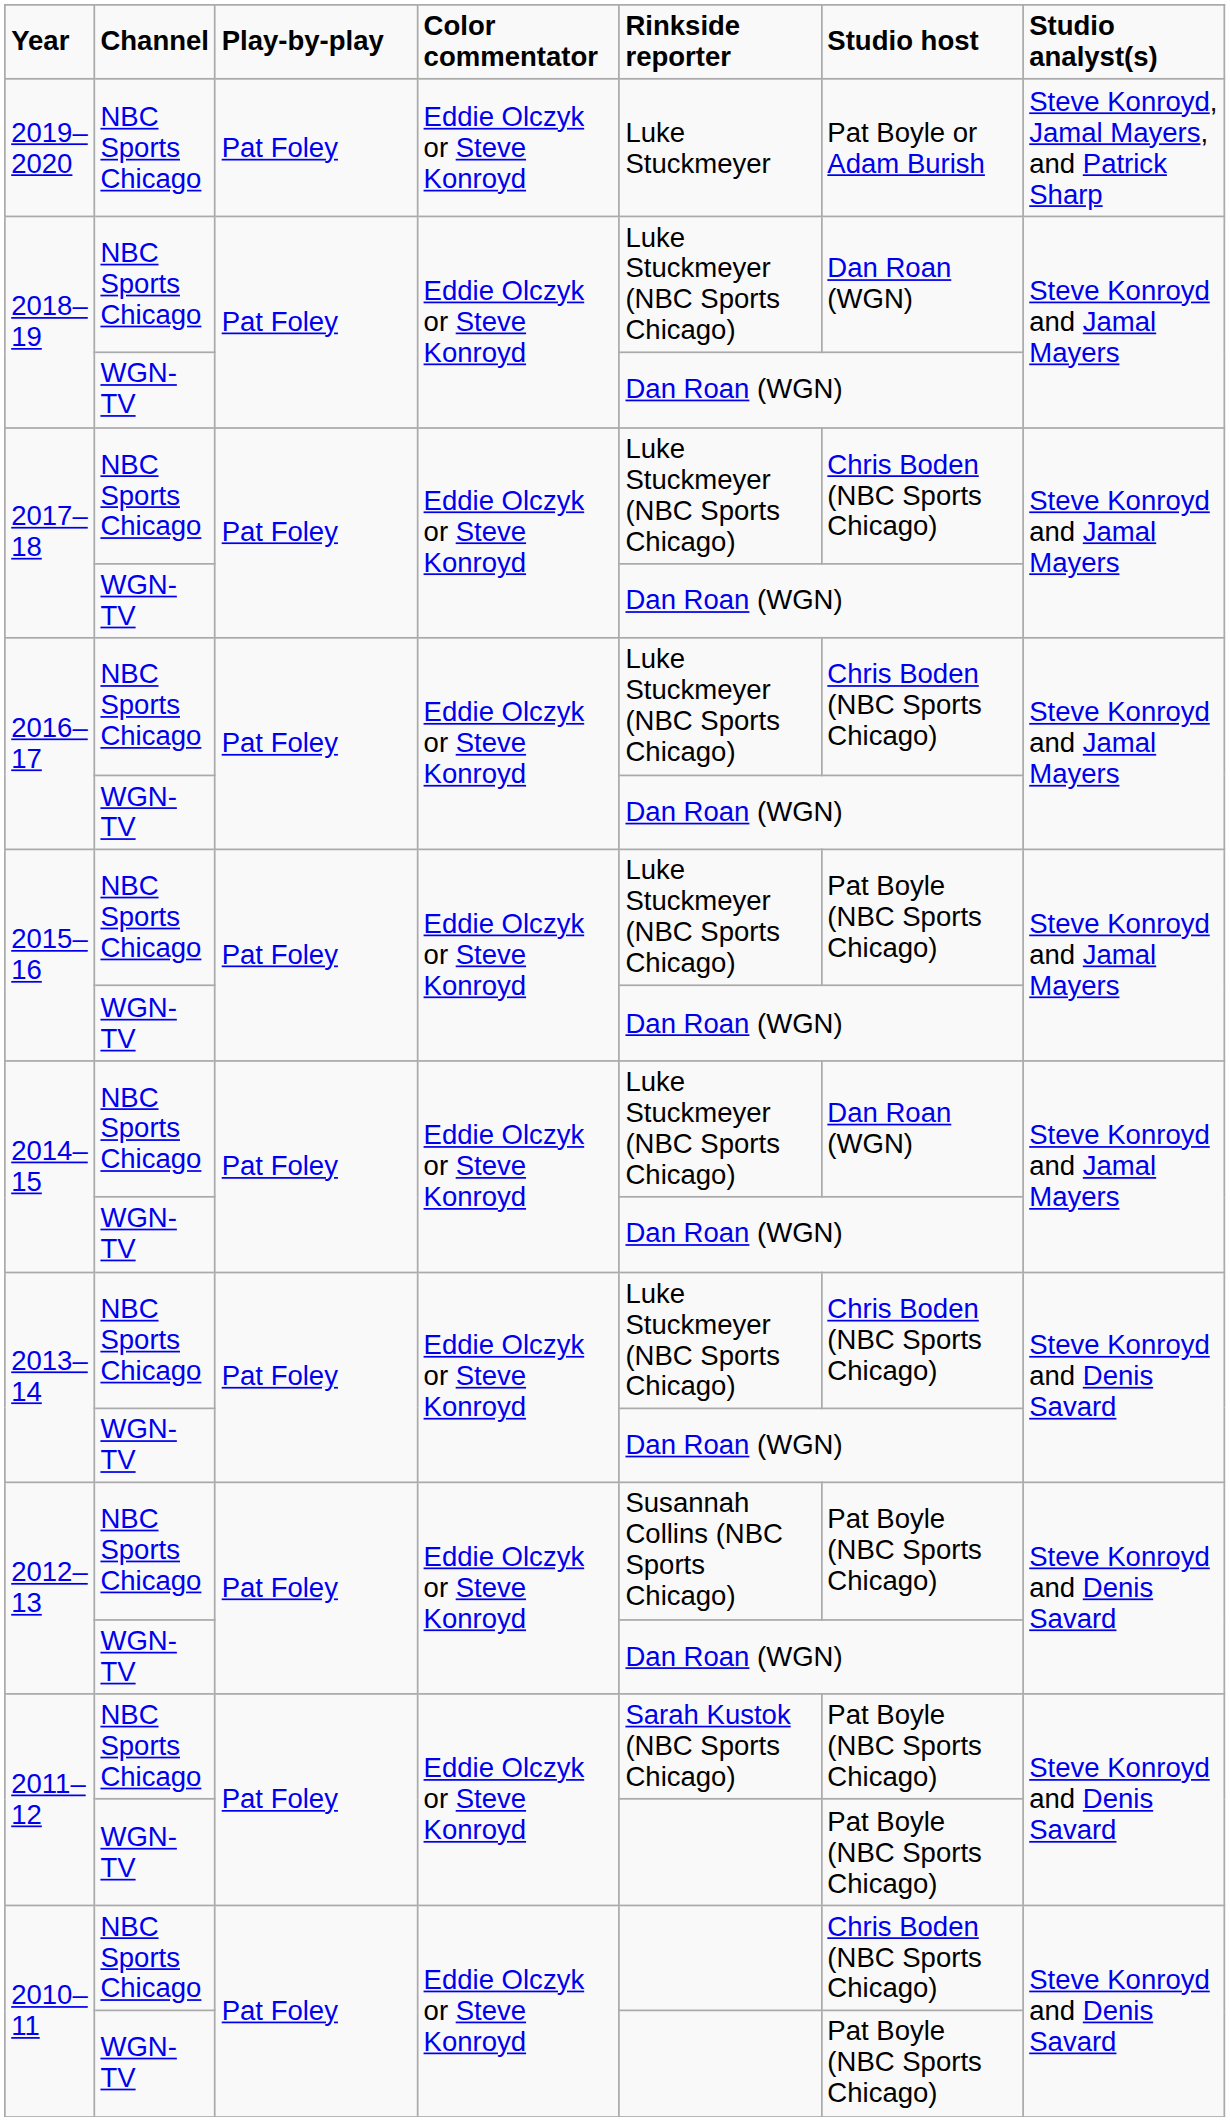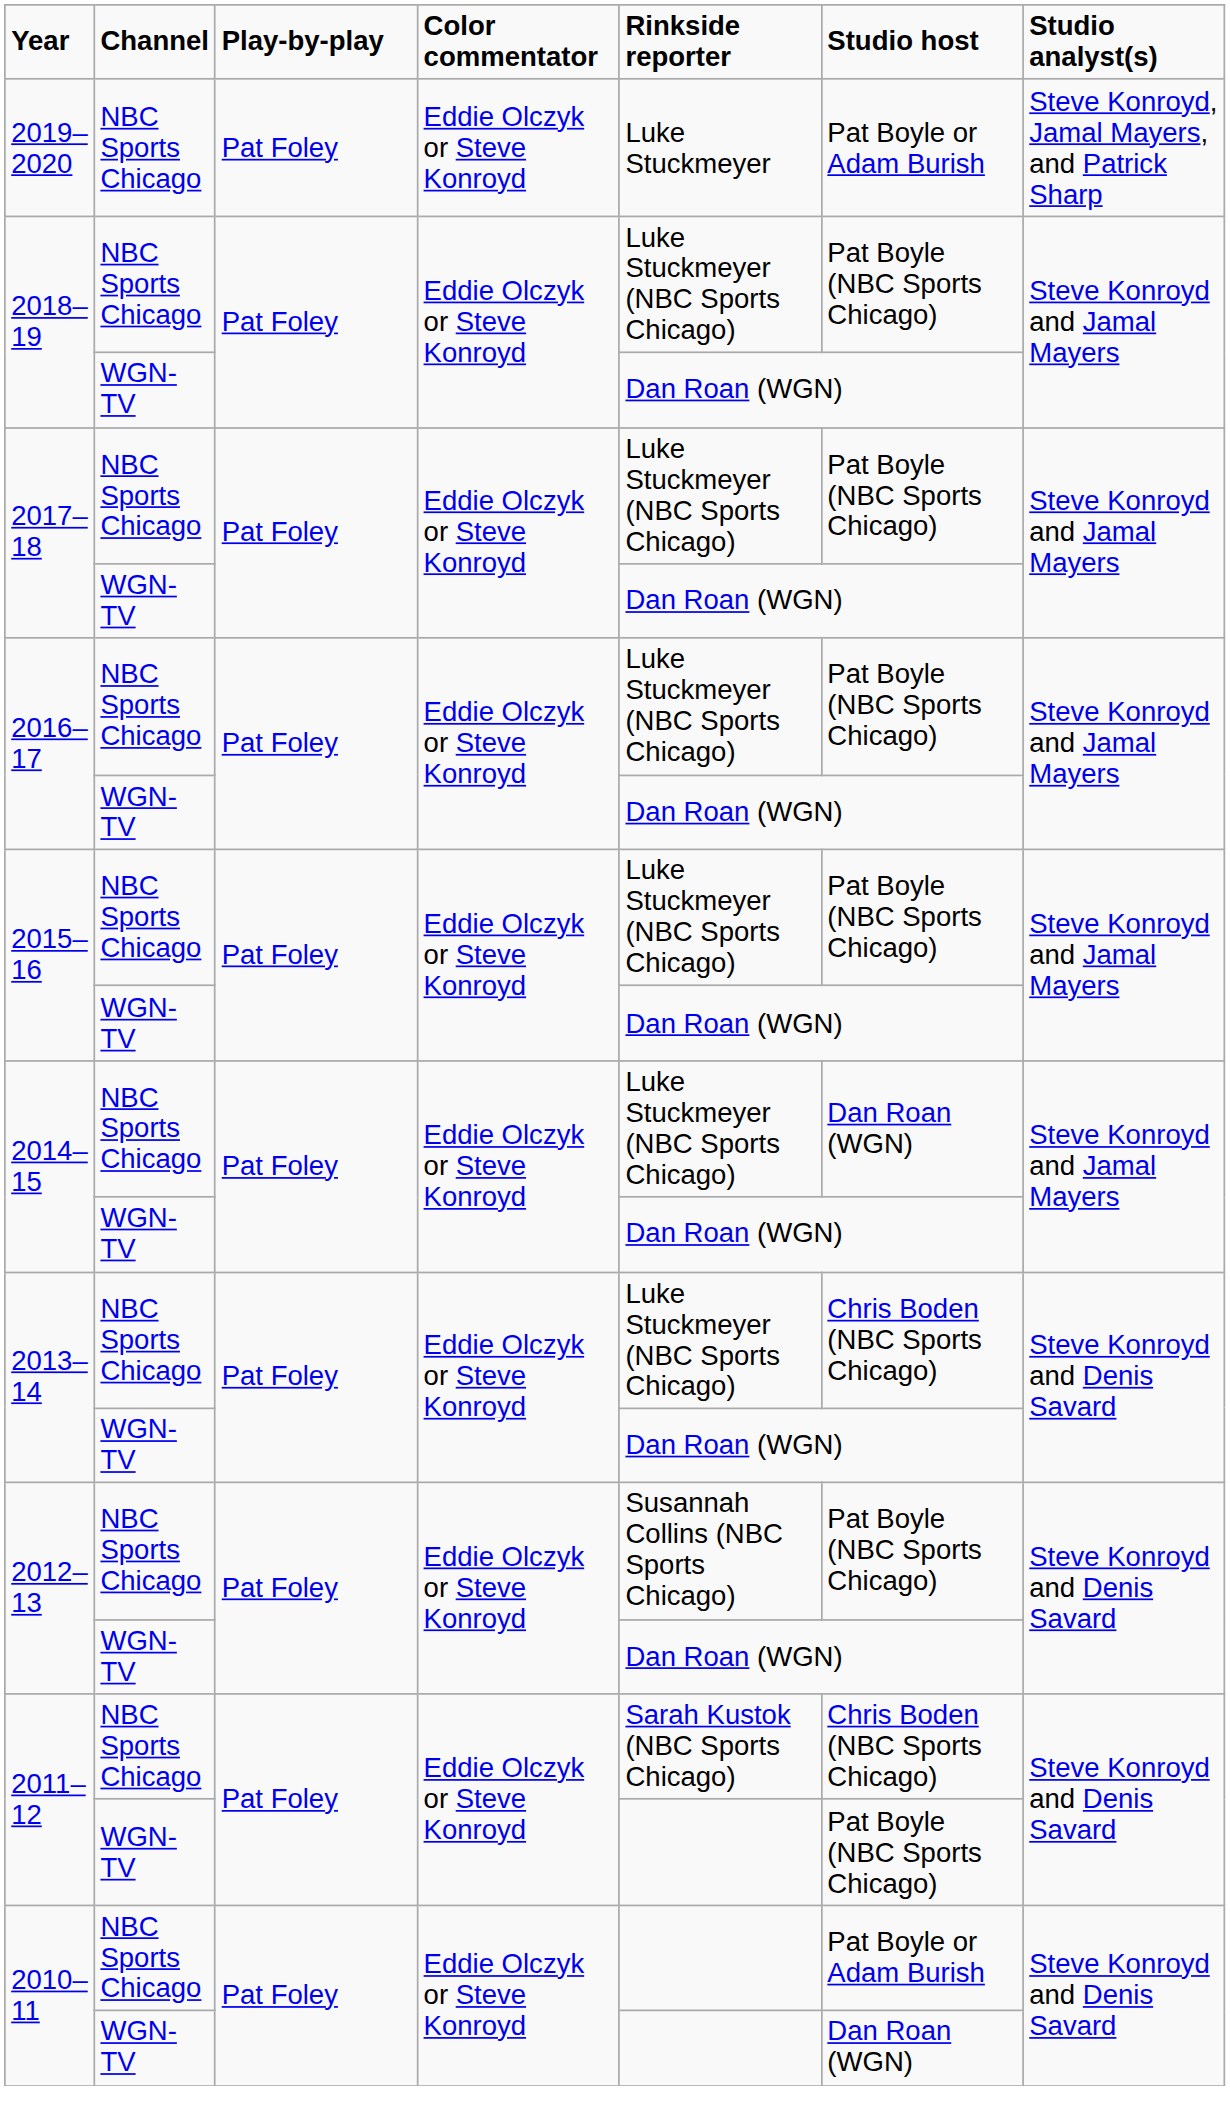(889, 283) Dan Roan (WGN) -> (905, 283) Pat Boyle (NBC Sports Chicago)
(905, 495) Chris Boden (NBC Sports Chicago) -> (905, 495) Pat Boyle (NBC Sports Chicago)
(905, 706) Chris Boden (NBC Sports Chicago) -> (905, 706) Pat Boyle (NBC Sports Chicago)
(905, 1746) Pat Boyle (NBC Sports Chicago) -> (905, 1746) Chris Boden (NBC Sports Chicago)
(905, 1957) Chris Boden (NBC Sports Chicago) -> (906, 1957) Pat Boyle or Adam Burish
(905, 2063) Pat Boyle (NBC Sports Chicago) -> (889, 2047) Dan Roan (WGN)
